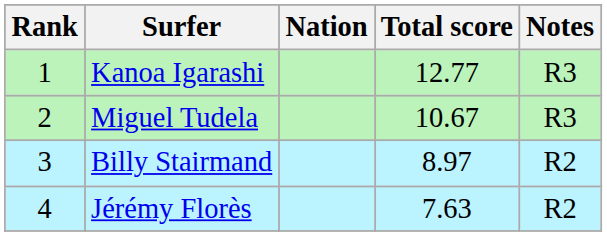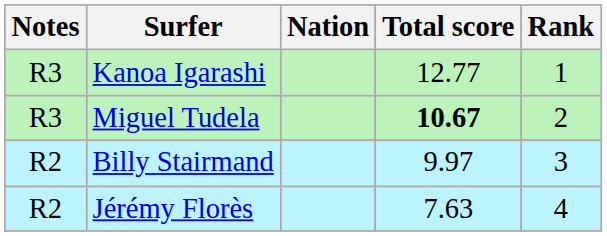columns swapped: (45, 27) <-> (560, 27)
(447, 117) normal -> (448, 117) bold
(447, 162) 8.97 -> (448, 162) 9.97
